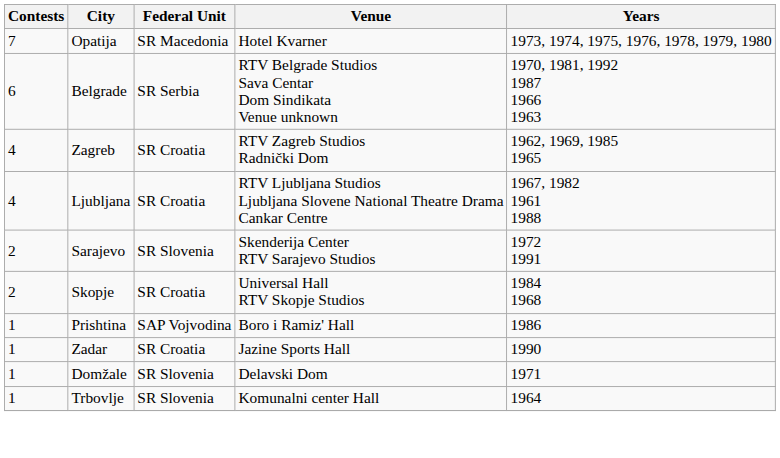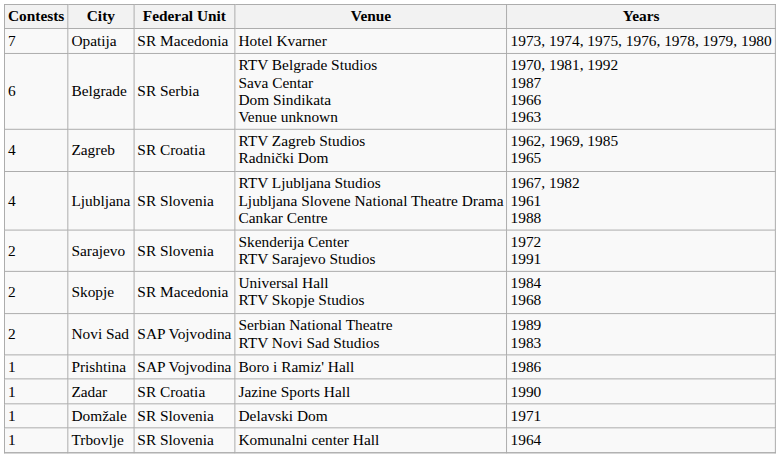(171, 200) SR Croatia -> (176, 200) SR Slovenia
(171, 292) SR Croatia -> (183, 292) SR Macedonia
+ row: (100, 334)
